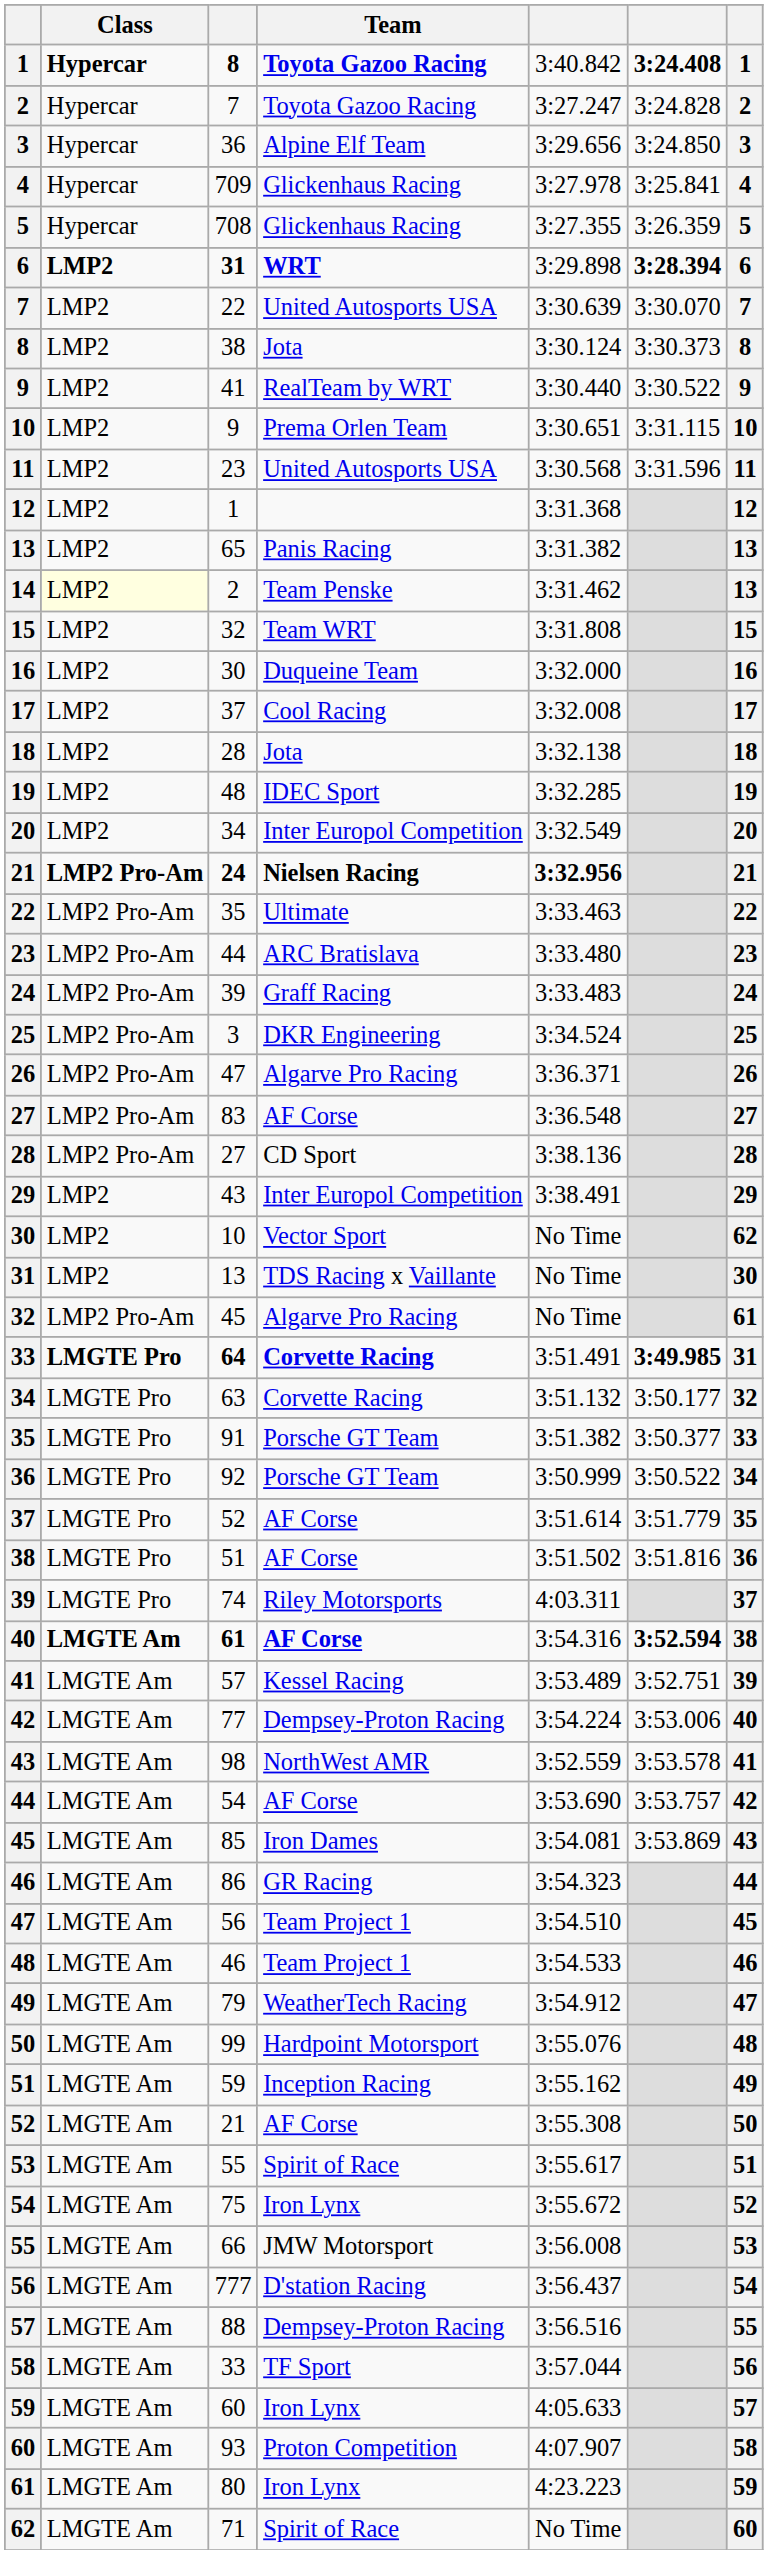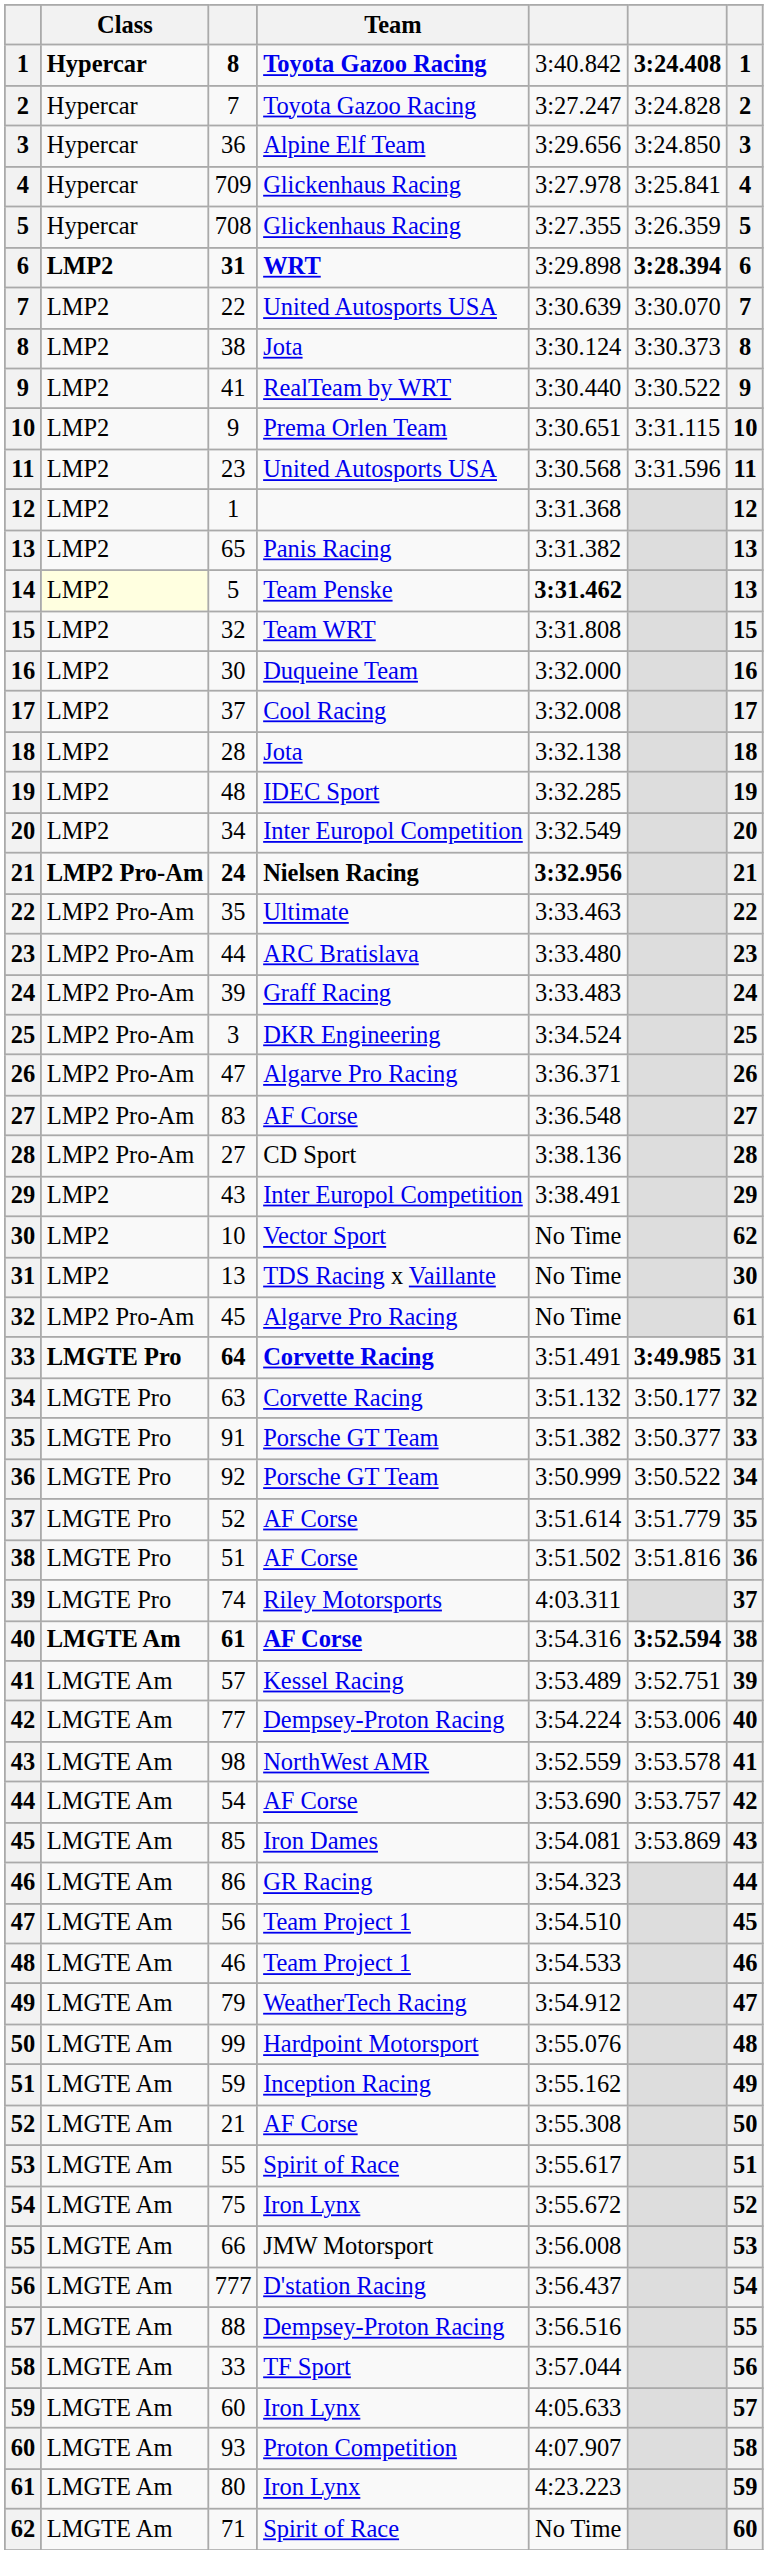(233, 589) 2 -> (233, 589) 5
(578, 589) normal -> (578, 589) bold
